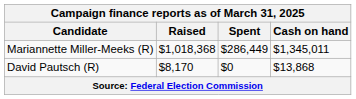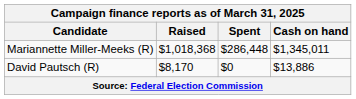(244, 49) $286,449 -> (244, 49) $286,448
(294, 67) $13,868 -> (294, 67) $13,886
